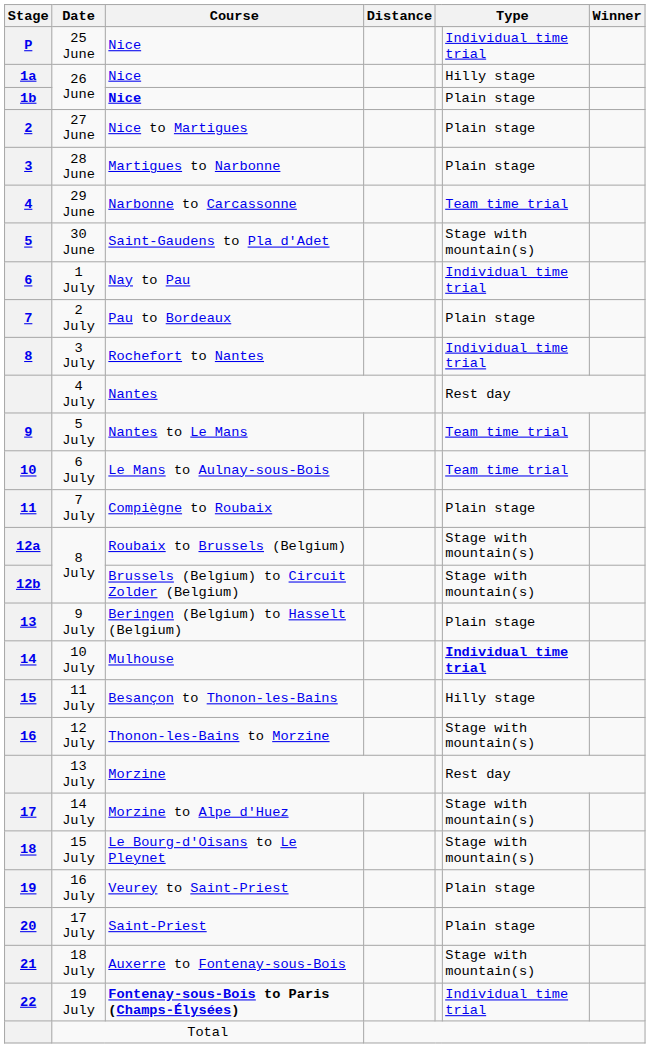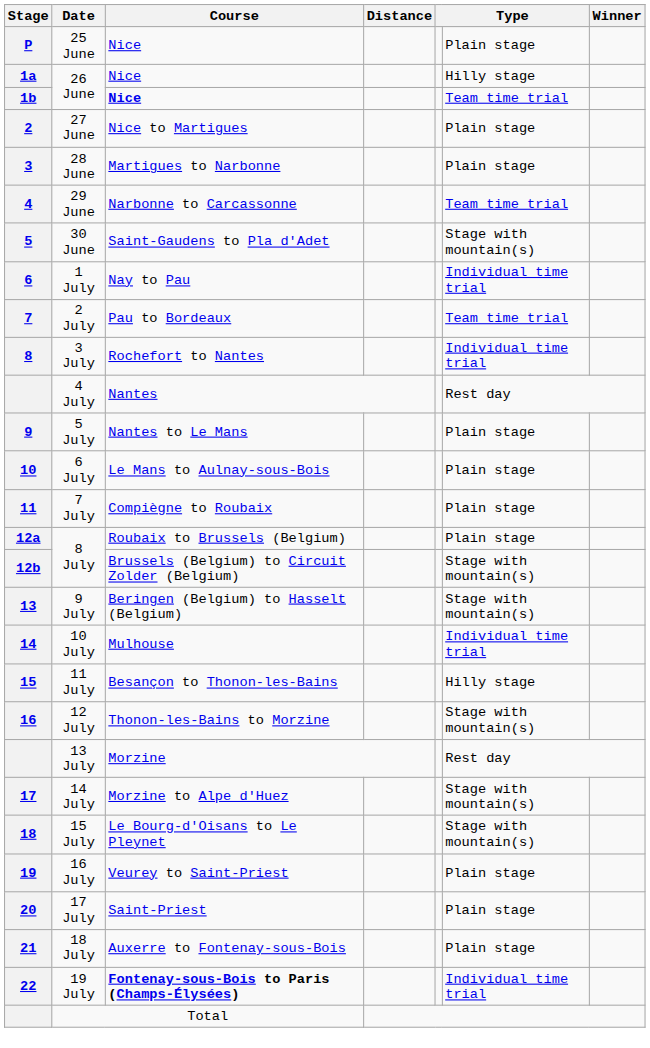(507, 46) Individual time trial -> (490, 46) Plain stage
(490, 98) Plain stage -> (507, 98) Team time trial
(490, 318) Plain stage -> (507, 318) Team time trial
(507, 432) Team time trial -> (490, 432) Plain stage
(507, 470) Team time trial -> (490, 470) Plain stage
(490, 546) Stage with mountain(s) -> (490, 538) Plain stage
(490, 622) Plain stage -> (490, 606) Stage with mountain(s)
(507, 660) bold -> (507, 644) normal
(490, 964) Stage with mountain(s) -> (490, 948) Plain stage
